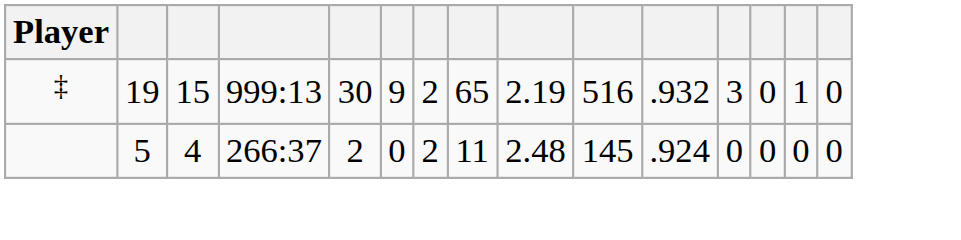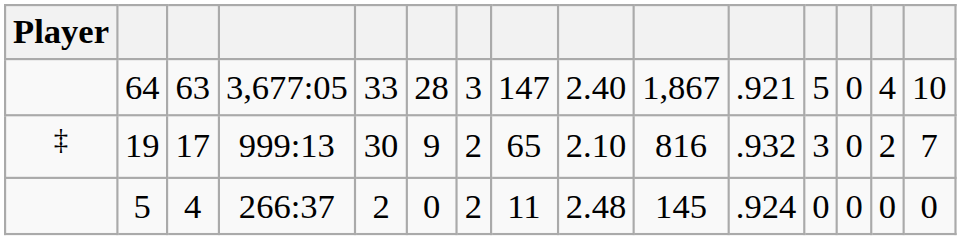+ row: (142, 86)
(193, 91) 15 -> (193, 146) 17
(535, 91) 2.19 -> (596, 146) 2.10
(608, 91) 516 -> (681, 146) 816
(801, 91) 1 -> (887, 146) 2
(834, 91) 0 -> (929, 146) 7
